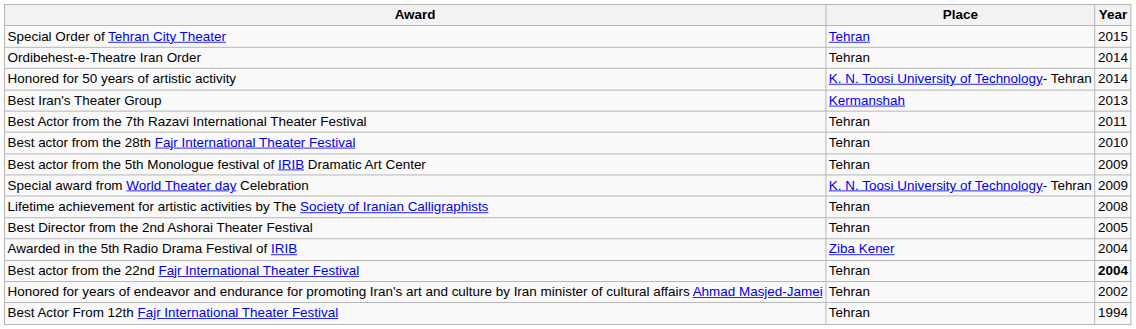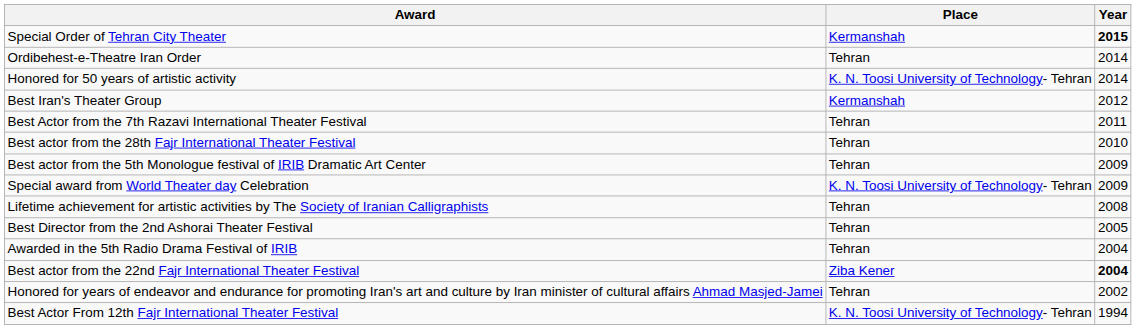(849, 36) Tehran -> (867, 36) Kermanshah
(1113, 36) normal -> (1113, 36) bold
(1113, 100) 2013 -> (1113, 100) 2012
(862, 249) Ziba Kener -> (849, 249) Tehran
(849, 270) Tehran -> (862, 270) Ziba Kener
(849, 313) Tehran -> (960, 313) K. N. Toosi University of Technology- Tehran
